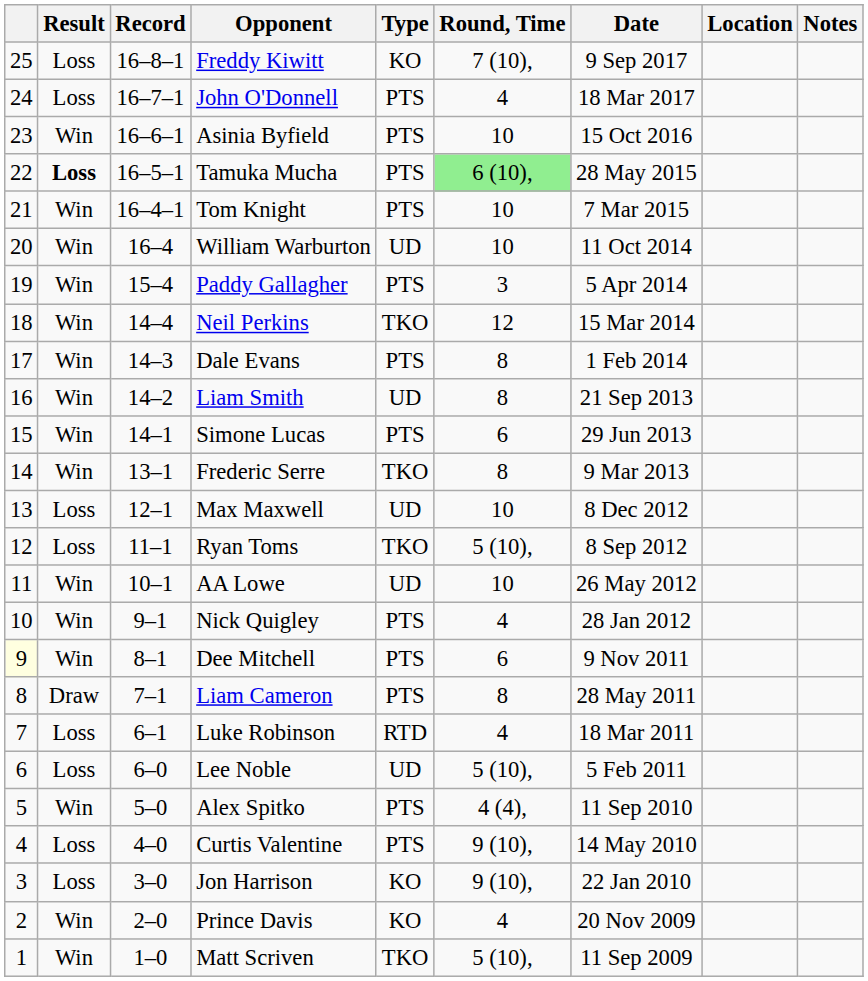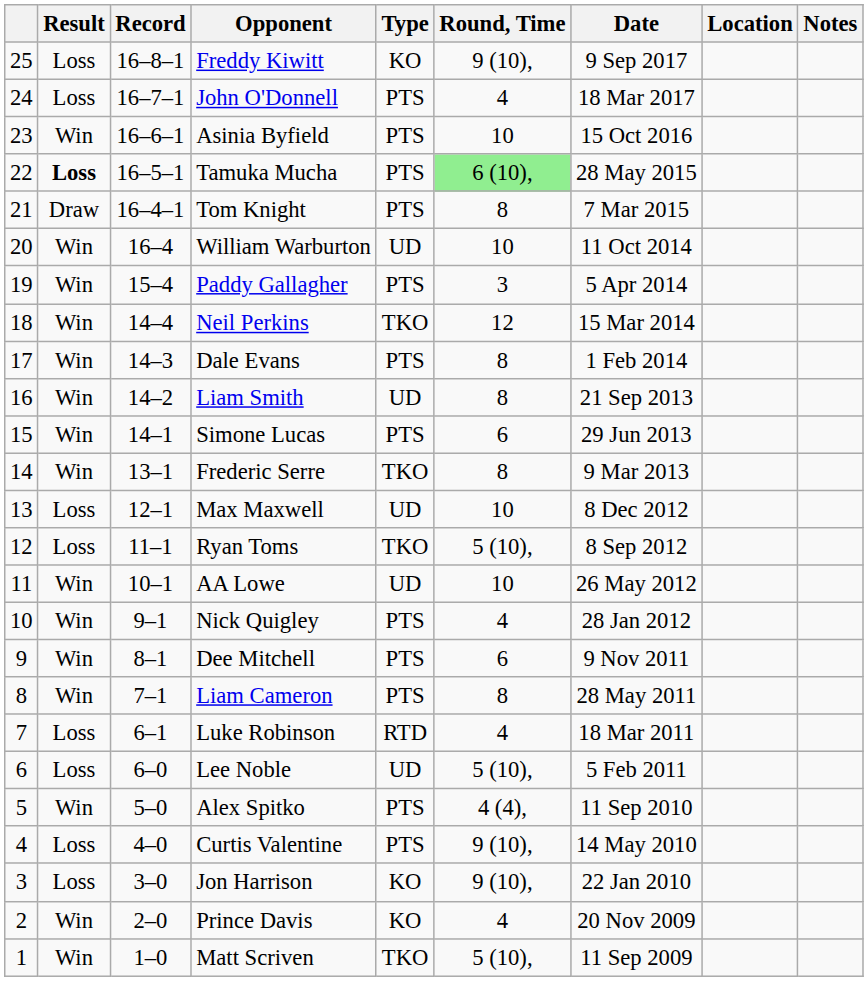(502, 60) 7 (10), -> (502, 60) 9 (10),
(74, 210) Win -> (74, 210) Draw
(502, 210) 10 -> (502, 210) 8
(21, 658) lightyellow background -> (21, 658) no background
(74, 695) Draw -> (74, 695) Win
